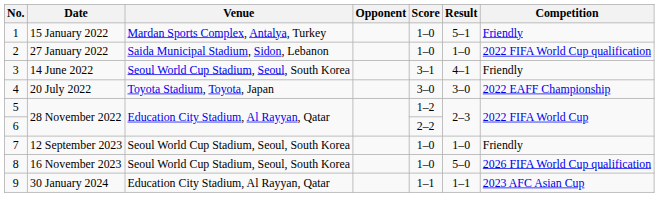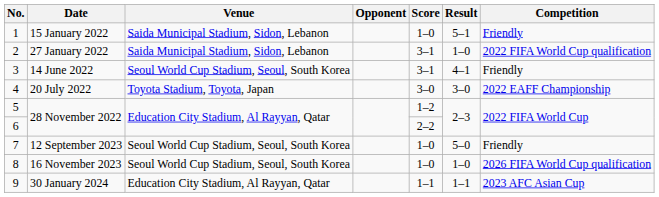(227, 32) Mardan Sports Complex, Antalya, Turkey -> (228, 32) Saida Municipal Stadium, Sidon, Lebanon
(426, 51) 1–0 -> (426, 51) 3–1
(461, 145) 1–0 -> (461, 145) 5–0
(461, 164) 5–0 -> (461, 164) 1–0
